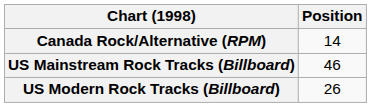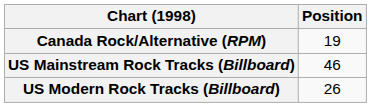(332, 41) 14 -> (332, 41) 19
